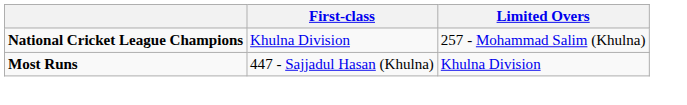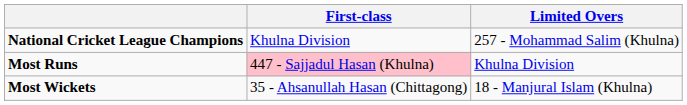(342, 64) no background -> (342, 64) pink background
+ row: (52, 87)
